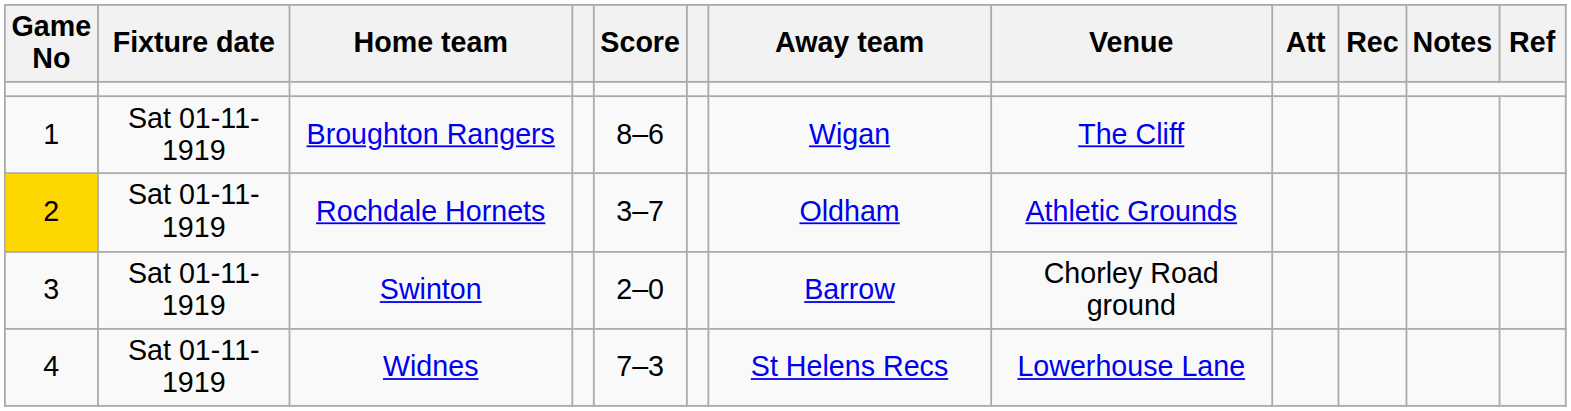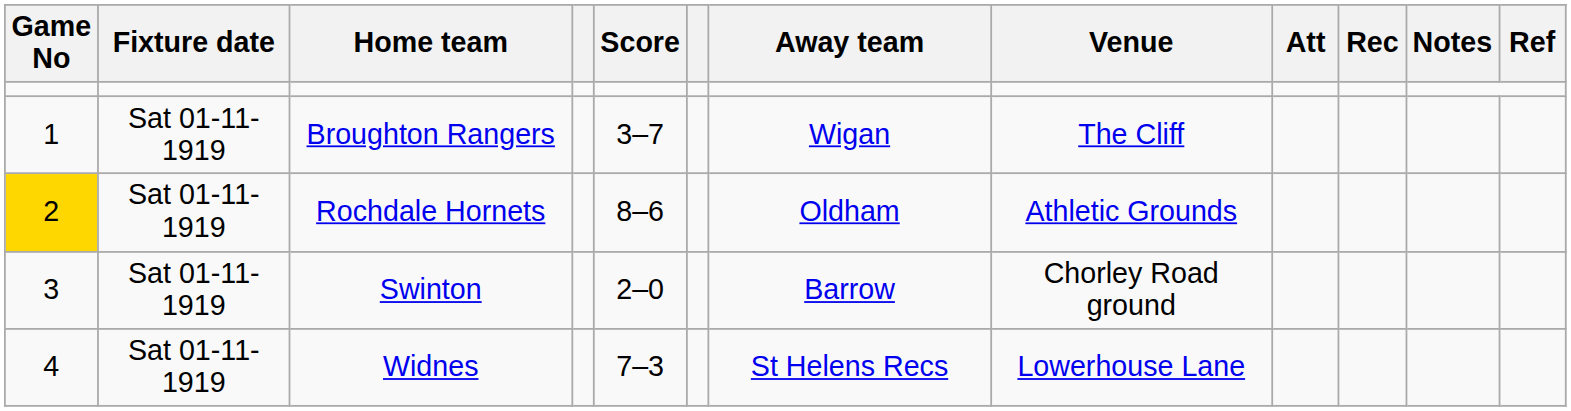(640, 134) 8–6 -> (640, 134) 3–7
(640, 211) 3–7 -> (640, 211) 8–6
